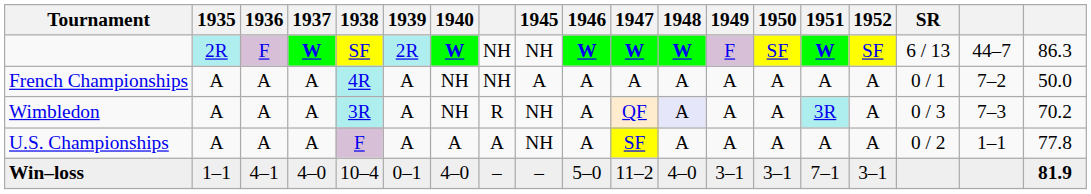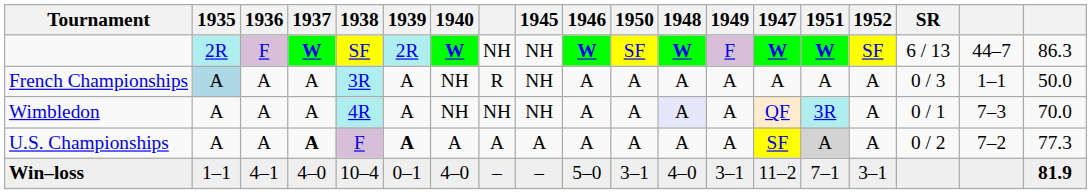columns swapped: (634, 19) <-> (777, 19)
(216, 81) no background -> (216, 81) lightblue background
(359, 81) 4R -> (359, 81) 3R
(497, 81) NH -> (497, 81) R
(539, 81) A -> (539, 81) NH
(928, 81) 0 / 1 -> (928, 81) 0 / 3
(992, 81) 7–2 -> (992, 81) 1–1
(359, 111) 3R -> (359, 111) 4R
(497, 111) R -> (497, 111) NH
(928, 111) 0 / 3 -> (928, 111) 0 / 1
(1055, 111) 70.2 -> (1055, 111) 70.0
(312, 142) normal -> (312, 142) bold
(407, 142) normal -> (407, 142) bold
(539, 142) NH -> (539, 142) A
(825, 142) no background -> (825, 142) lightgrey background
(992, 142) 1–1 -> (992, 142) 7–2
(1055, 142) 77.8 -> (1055, 142) 77.3
